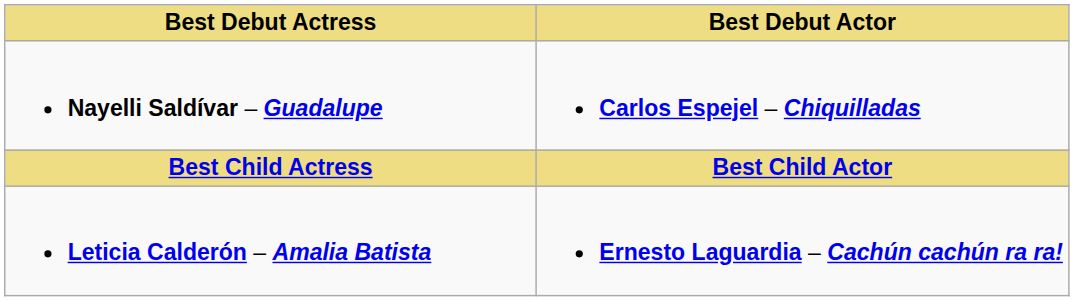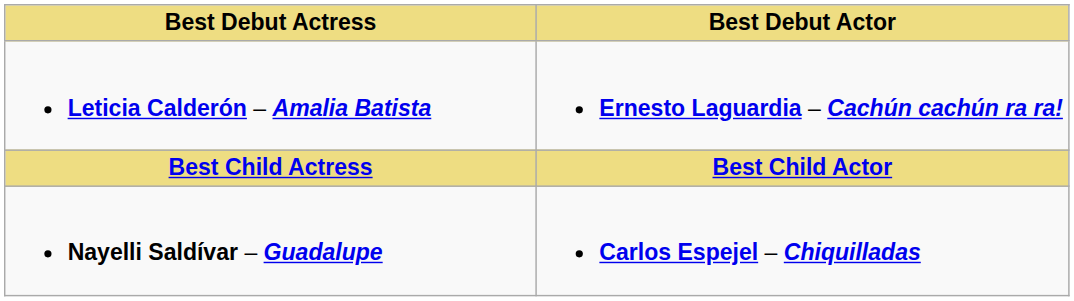rows swapped: (271, 254) <-> (271, 108)
